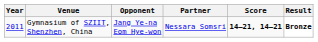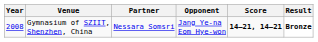columns swapped: (195, 10) <-> (137, 10)
(15, 27) 2011 -> (15, 27) 2008
